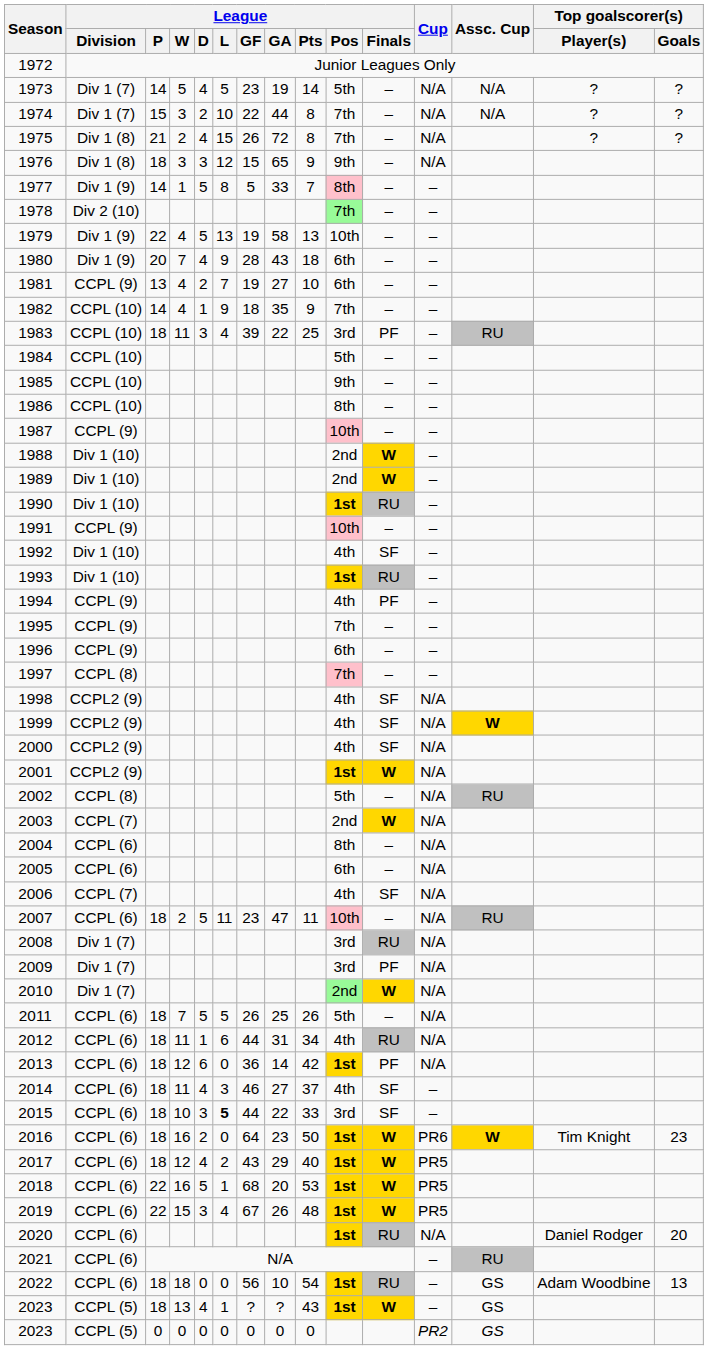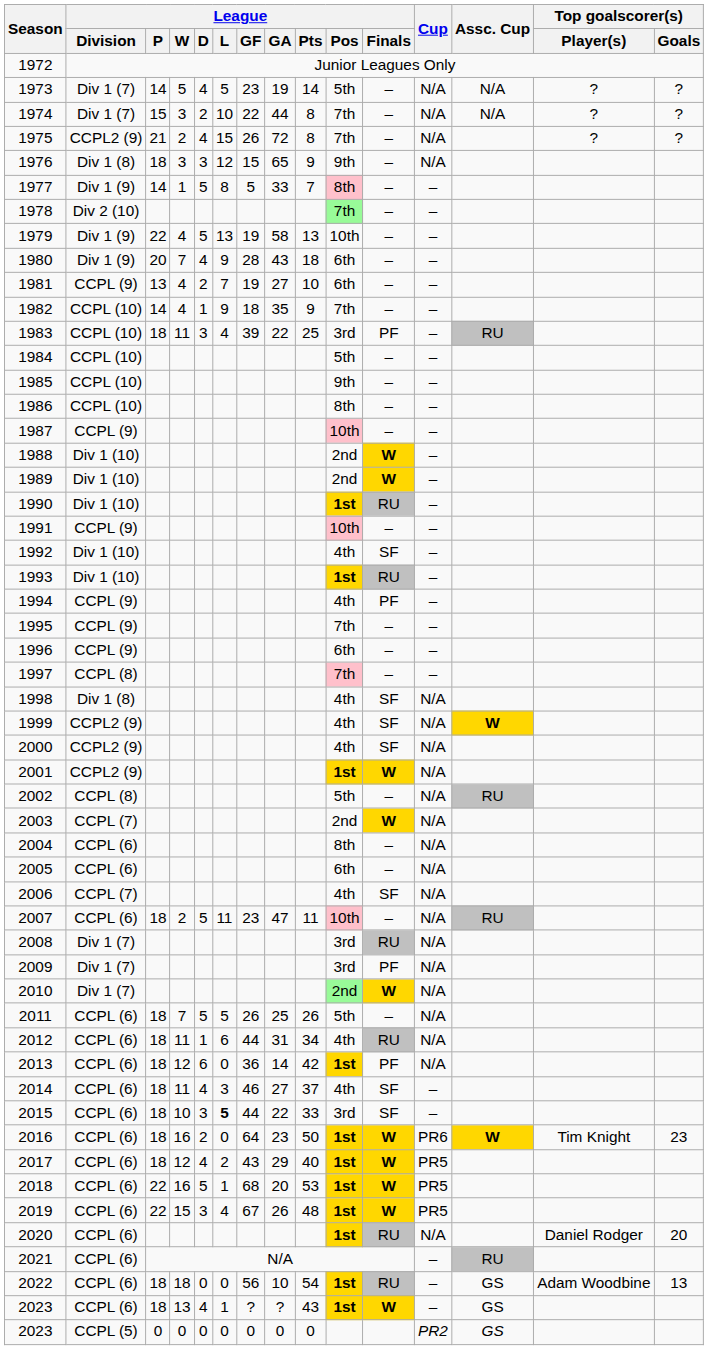(106, 138) Div 1 (8) -> (106, 138) CCPL2 (9)
(106, 698) CCPL2 (9) -> (106, 698) Div 1 (8)
(106, 1307) CCPL (5) -> (106, 1307) CCPL (6)
